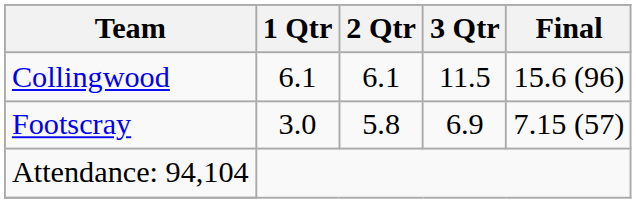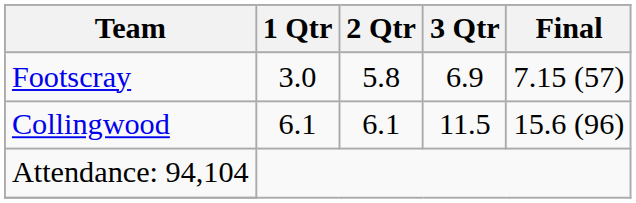rows swapped: (91, 76) <-> (72, 124)
